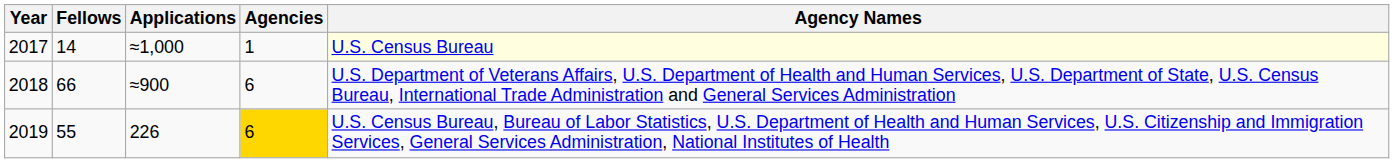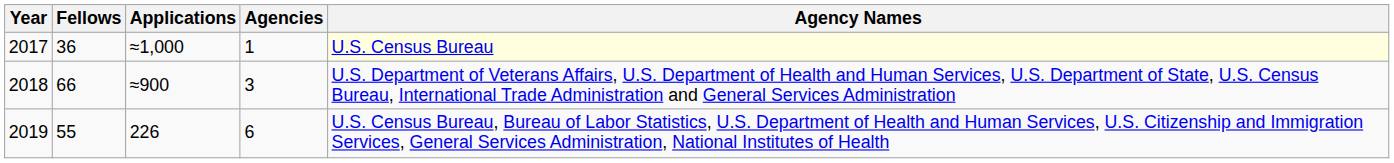(66, 46) 14 -> (66, 46) 36
(249, 84) 6 -> (249, 84) 3
(249, 133) gold background -> (249, 133) no background
